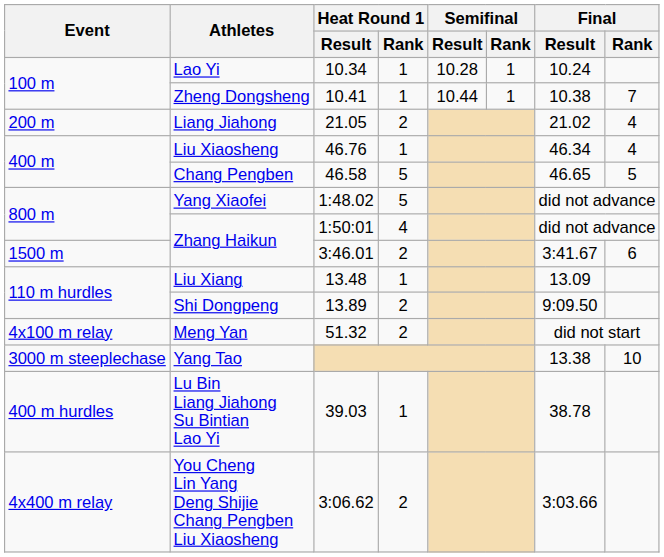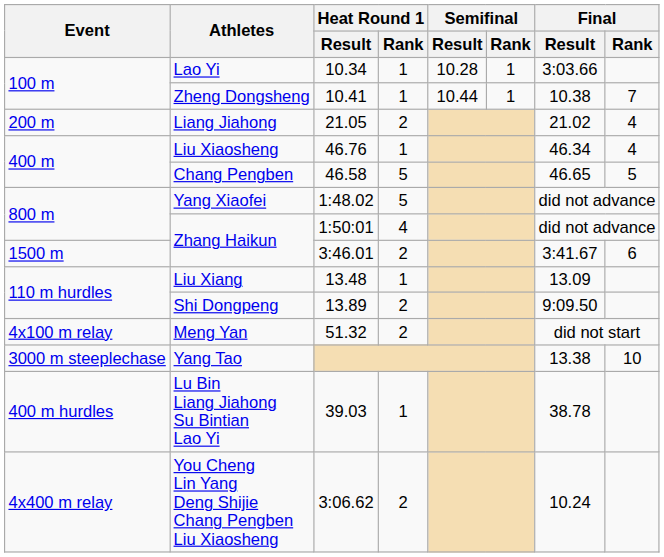(570, 70) 10.24 -> (570, 70) 3:03.66
(570, 502) 3:03.66 -> (570, 502) 10.24
